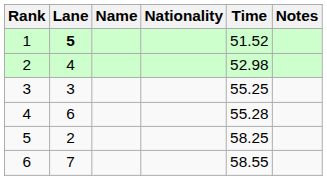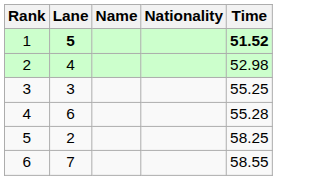- column: (297, 16)
(249, 41) normal -> (249, 41) bold
